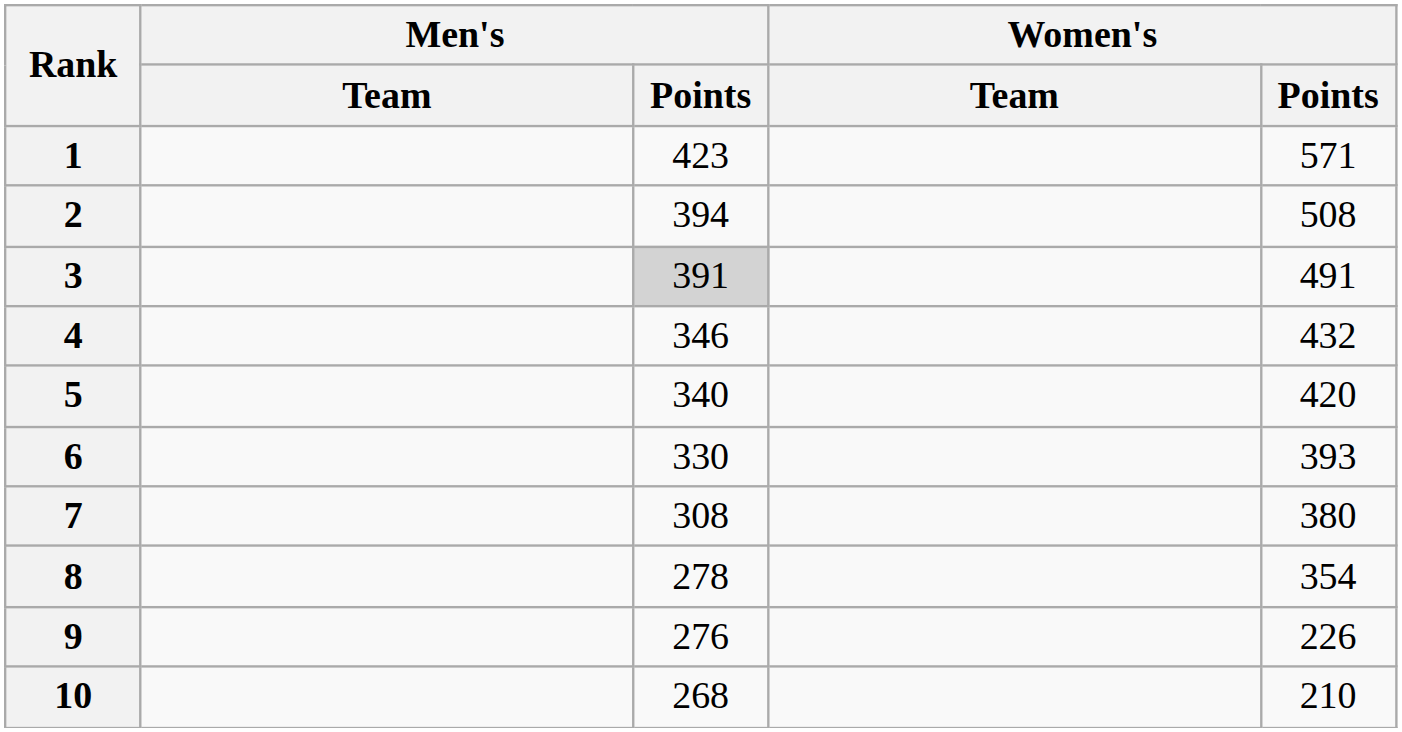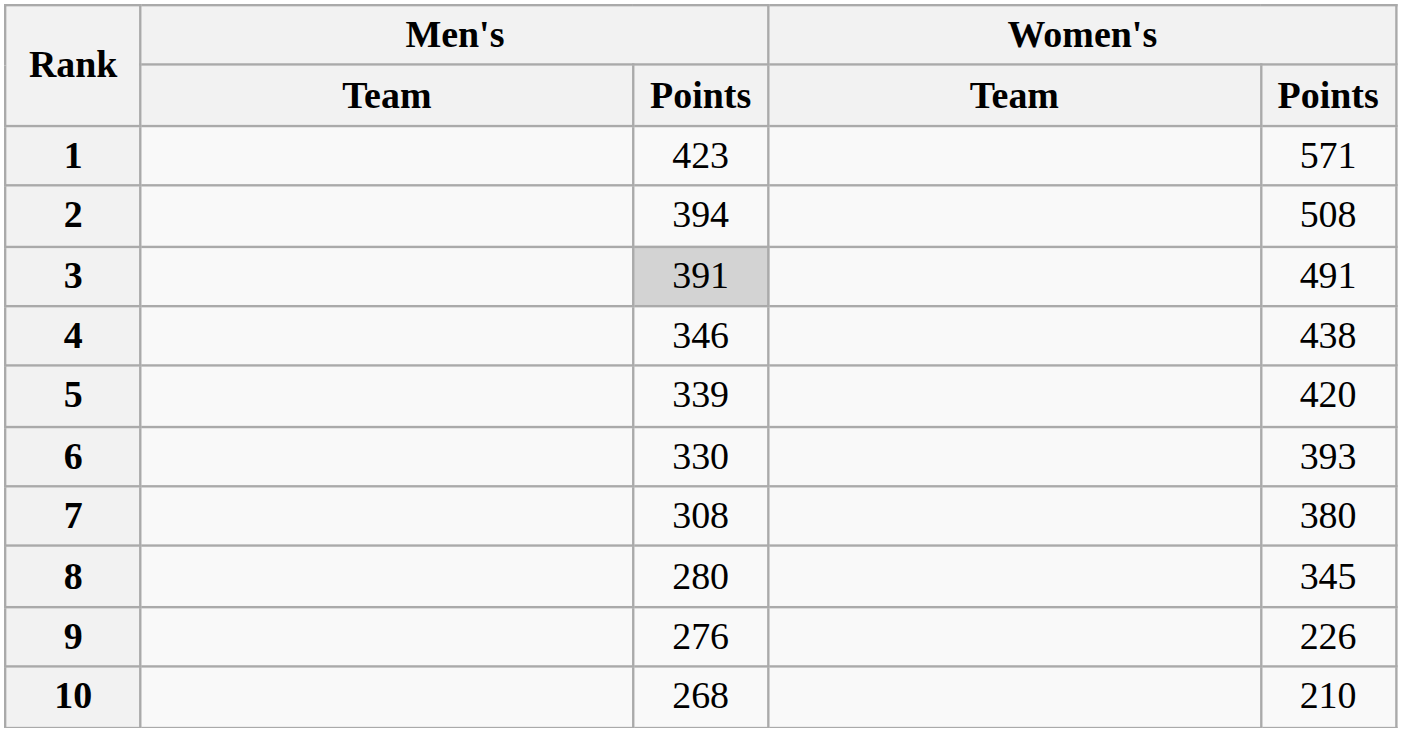(1328, 335) 432 -> (1328, 335) 438
(701, 395) 340 -> (701, 395) 339
(701, 575) 278 -> (701, 575) 280
(1328, 575) 354 -> (1328, 575) 345
